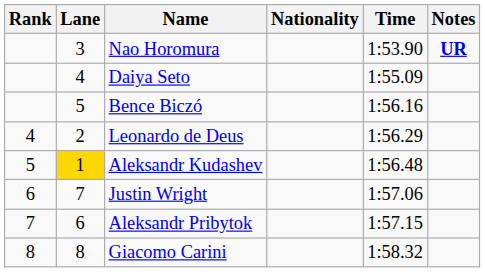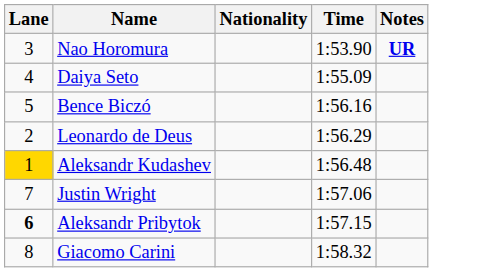- column: (30, 19)
(80, 223) normal -> (29, 223) bold
